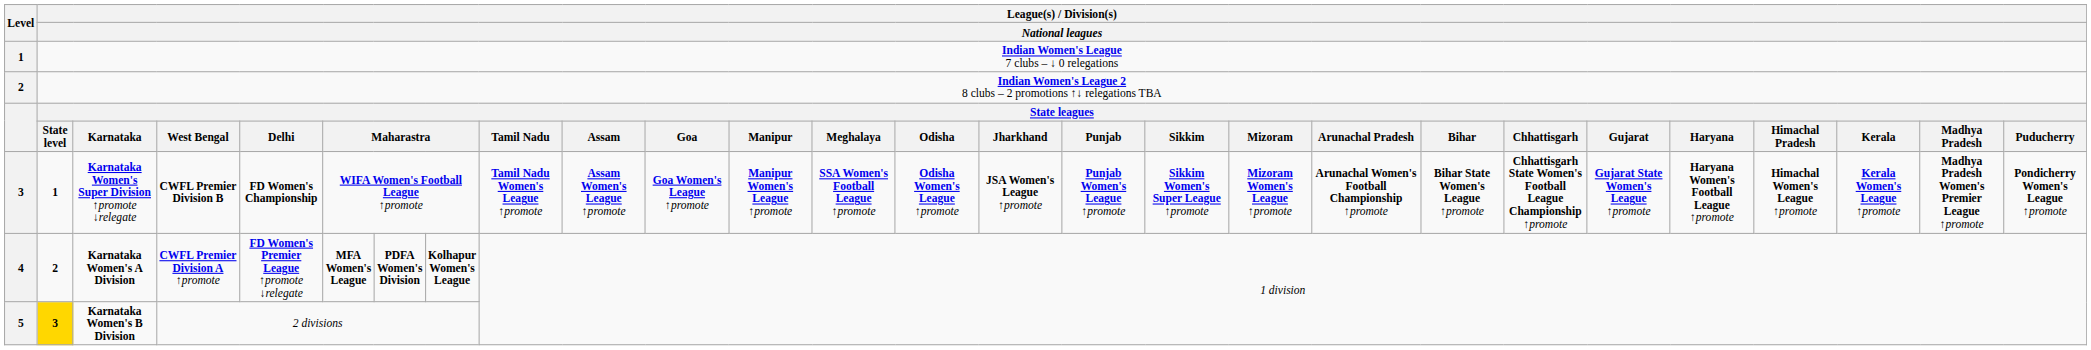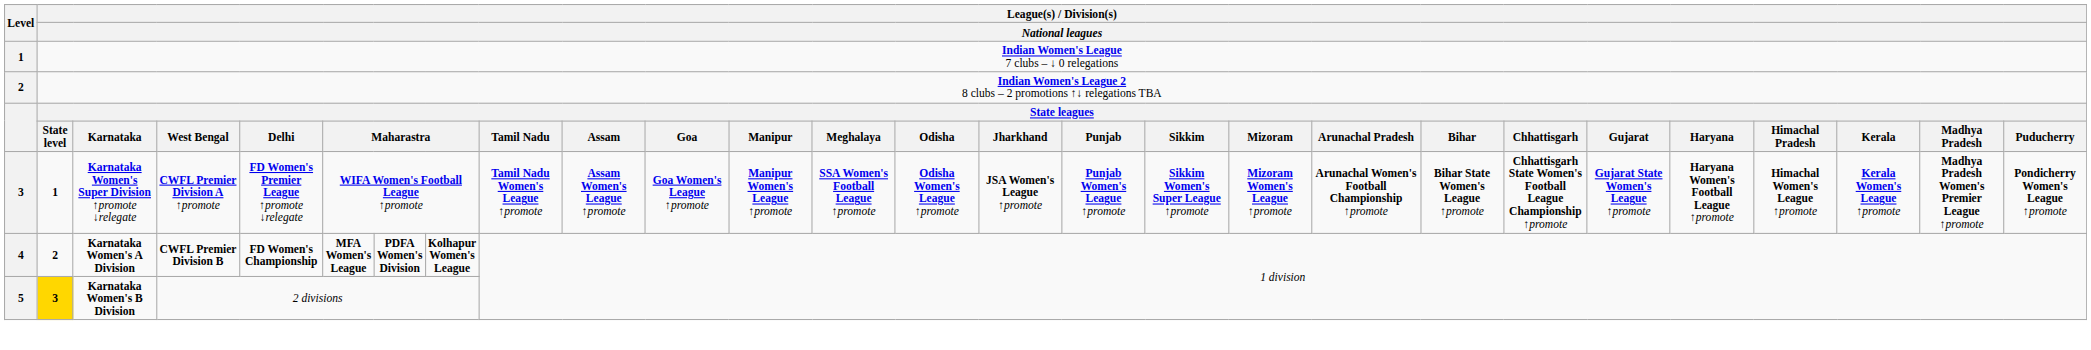(198, 192) CWFL Premier Division B -> (198, 192) CWFL Premier Division A ↑promote
(281, 192) FD Women's Championship -> (281, 192) FD Women's Premier League ↑promote ↓relegate
(198, 267) CWFL Premier Division A ↑promote -> (198, 255) CWFL Premier Division B
(281, 267) FD Women's Premier League ↑promote ↓relegate -> (281, 255) FD Women's Championship
